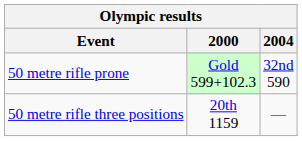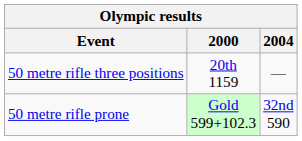rows swapped: (96, 114) <-> (69, 73)
